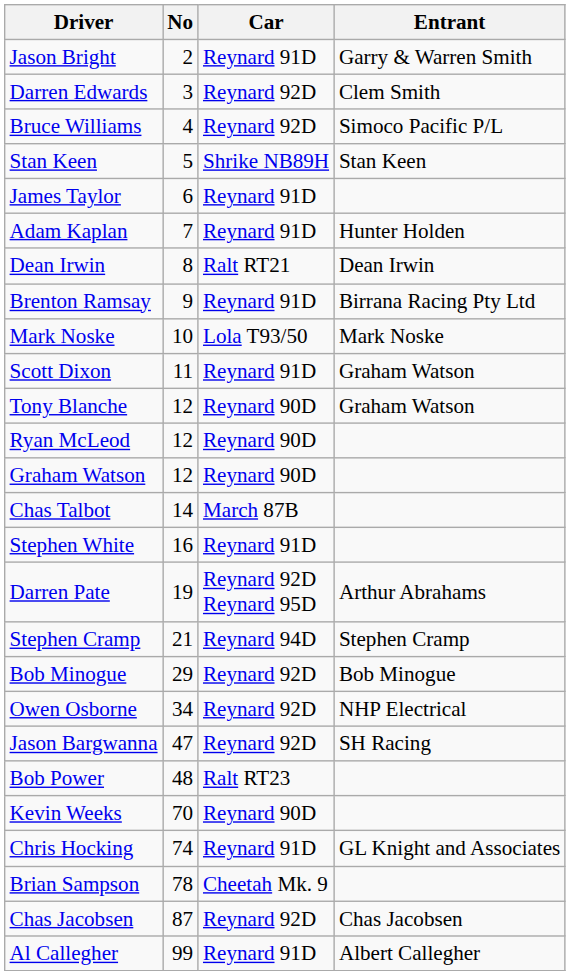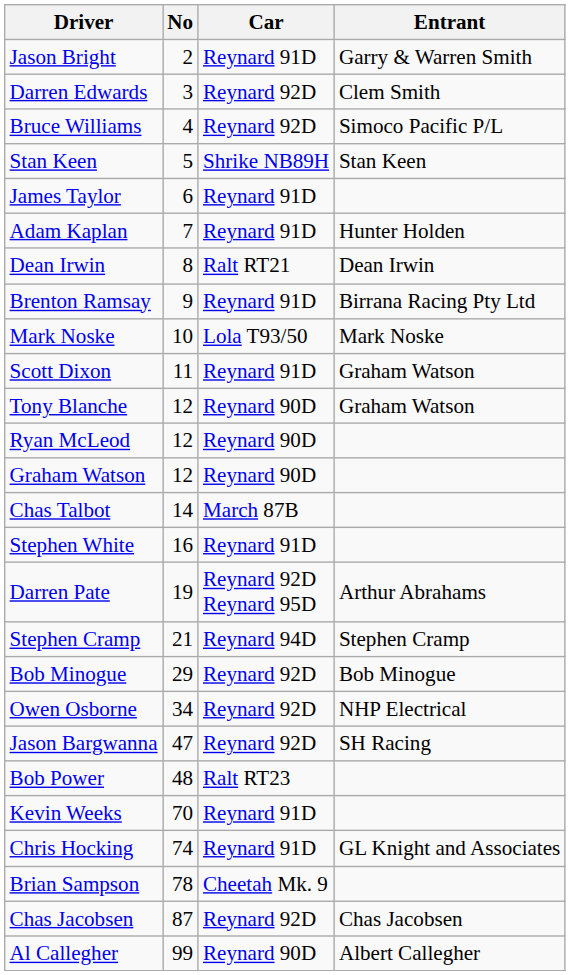(260, 813) Reynard 90D -> (260, 813) Reynard 91D
(260, 952) Reynard 91D -> (260, 952) Reynard 90D
